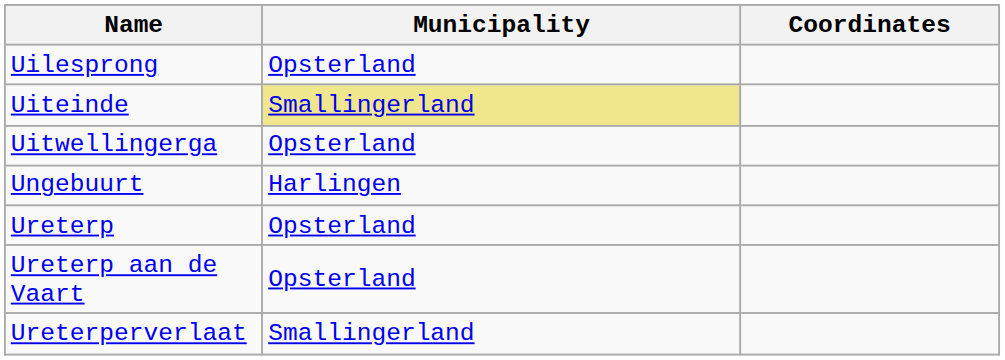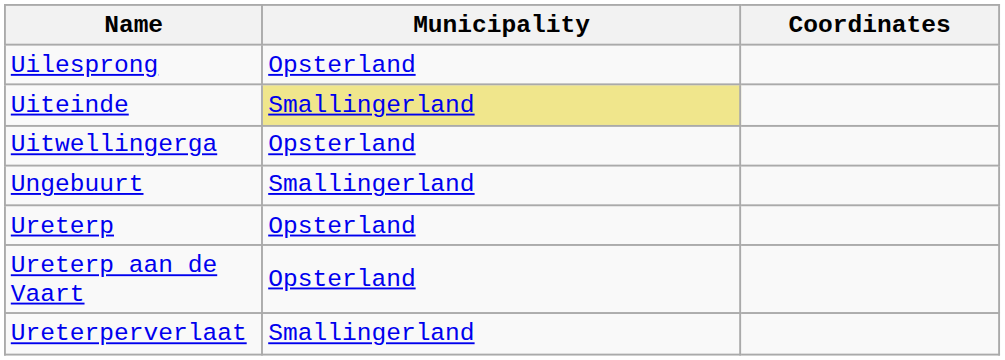(335, 185) Harlingen -> (371, 185) Smallingerland
